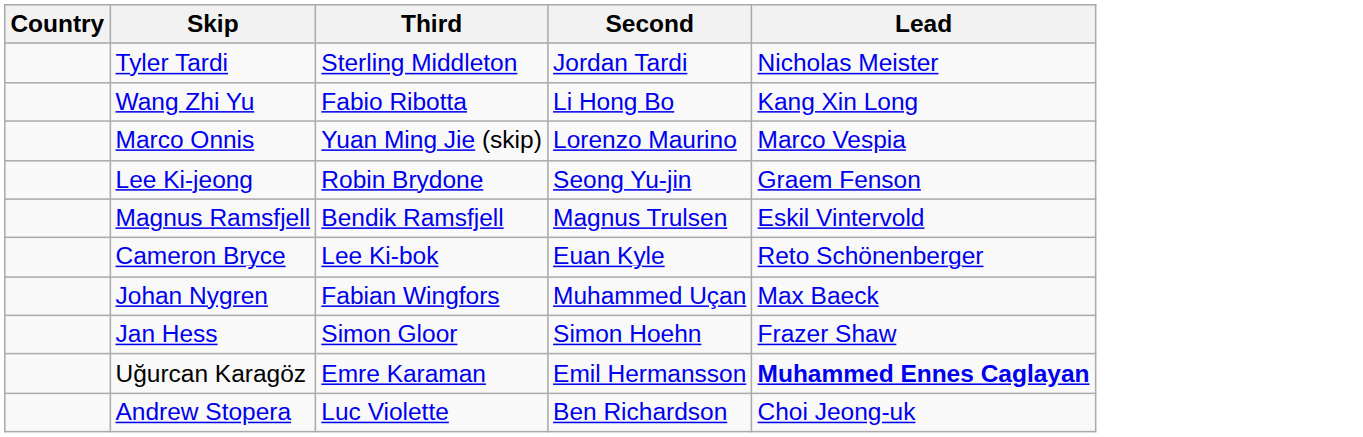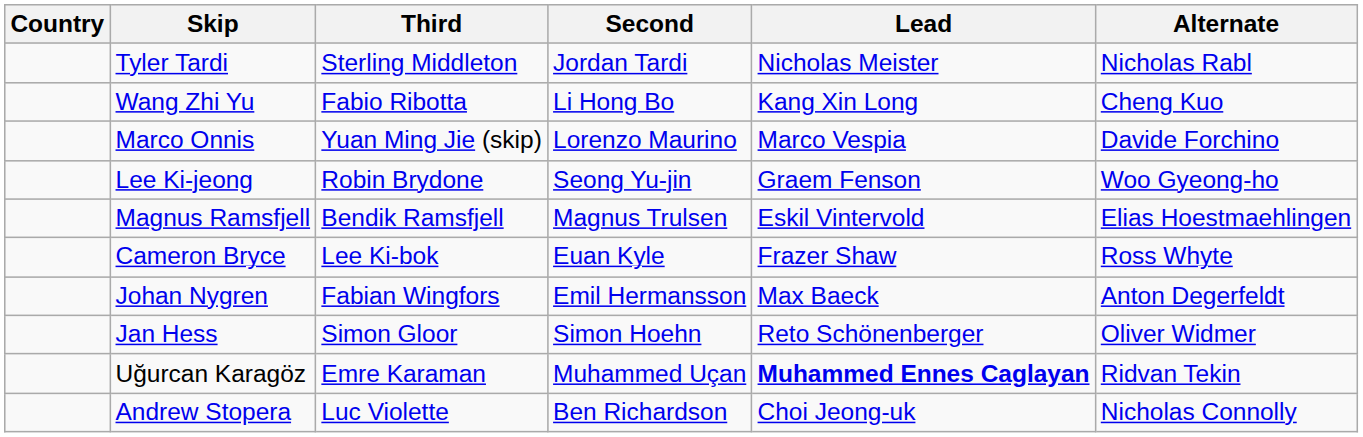+ column: (1226, 23)
(871, 256) Reto Schönenberger -> (827, 256) Frazer Shaw
(650, 295) Muhammed Uçan -> (650, 295) Emil Hermansson
(827, 334) Frazer Shaw -> (871, 334) Reto Schönenberger
(650, 373) Emil Hermansson -> (650, 373) Muhammed Uçan
